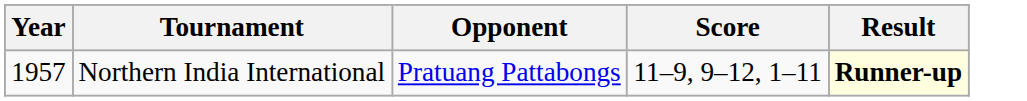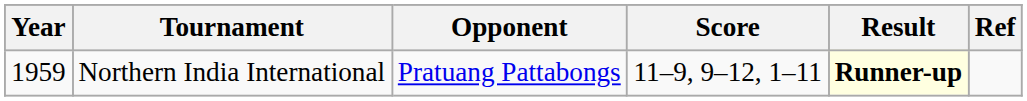+ column: (995, 27)
(39, 72) 1957 -> (39, 72) 1959
